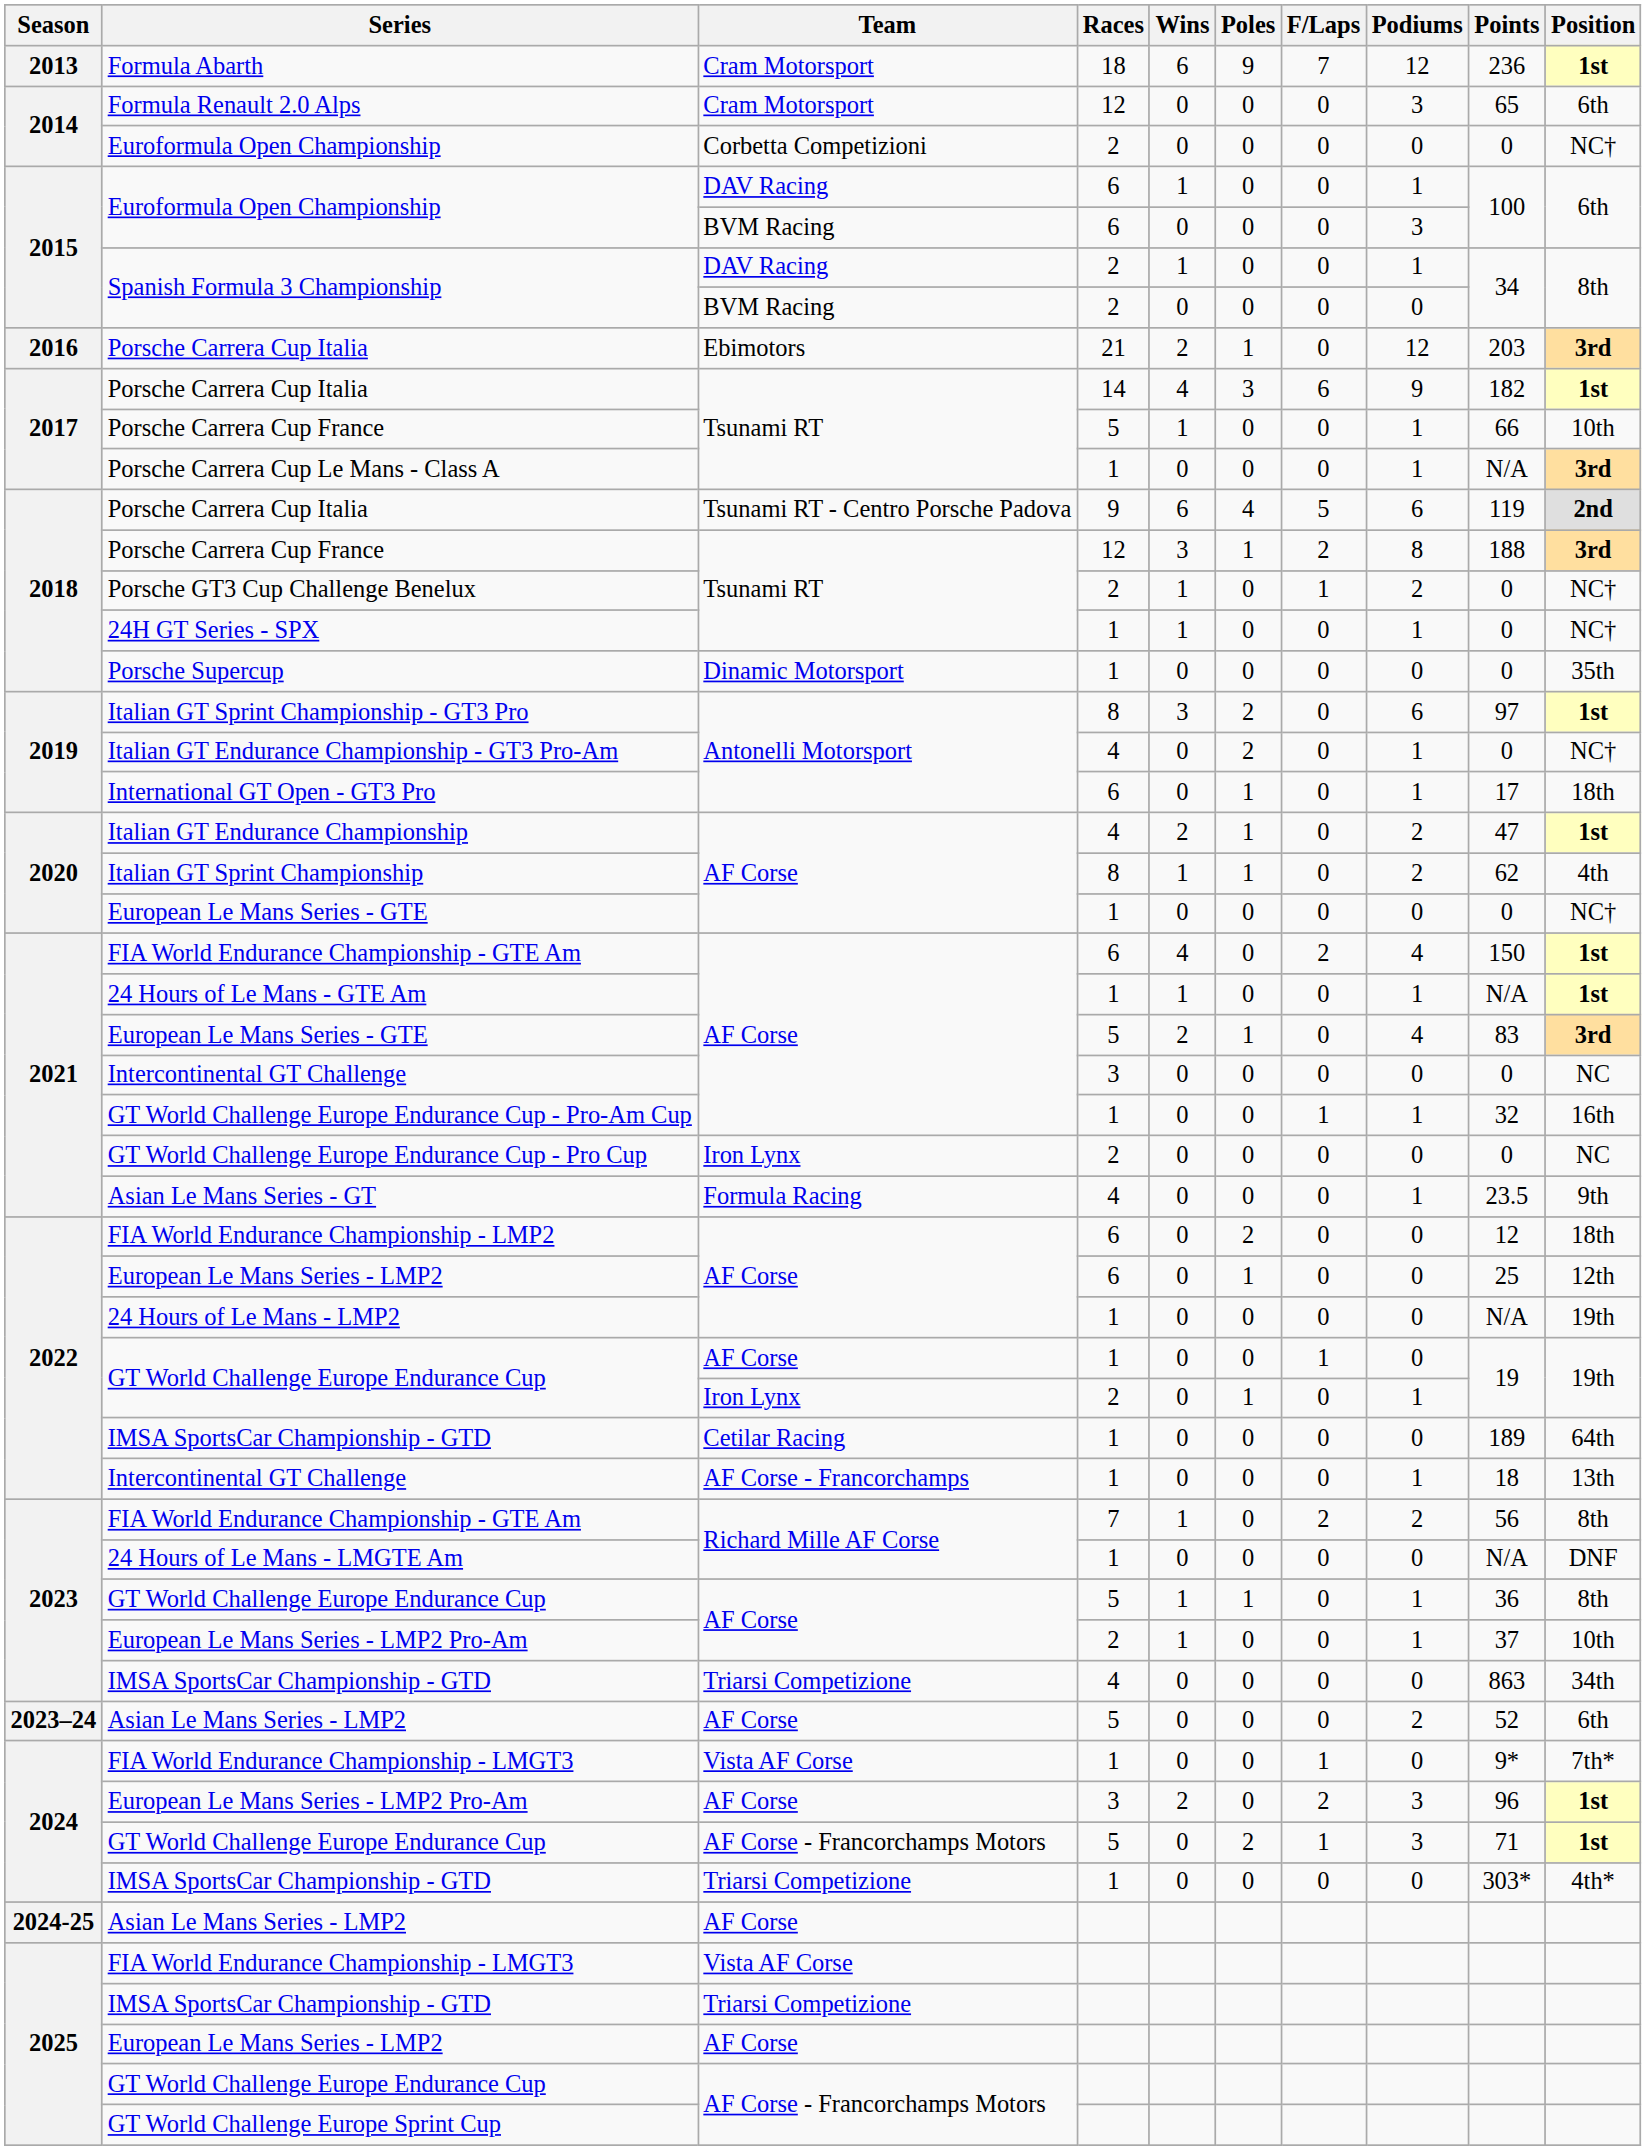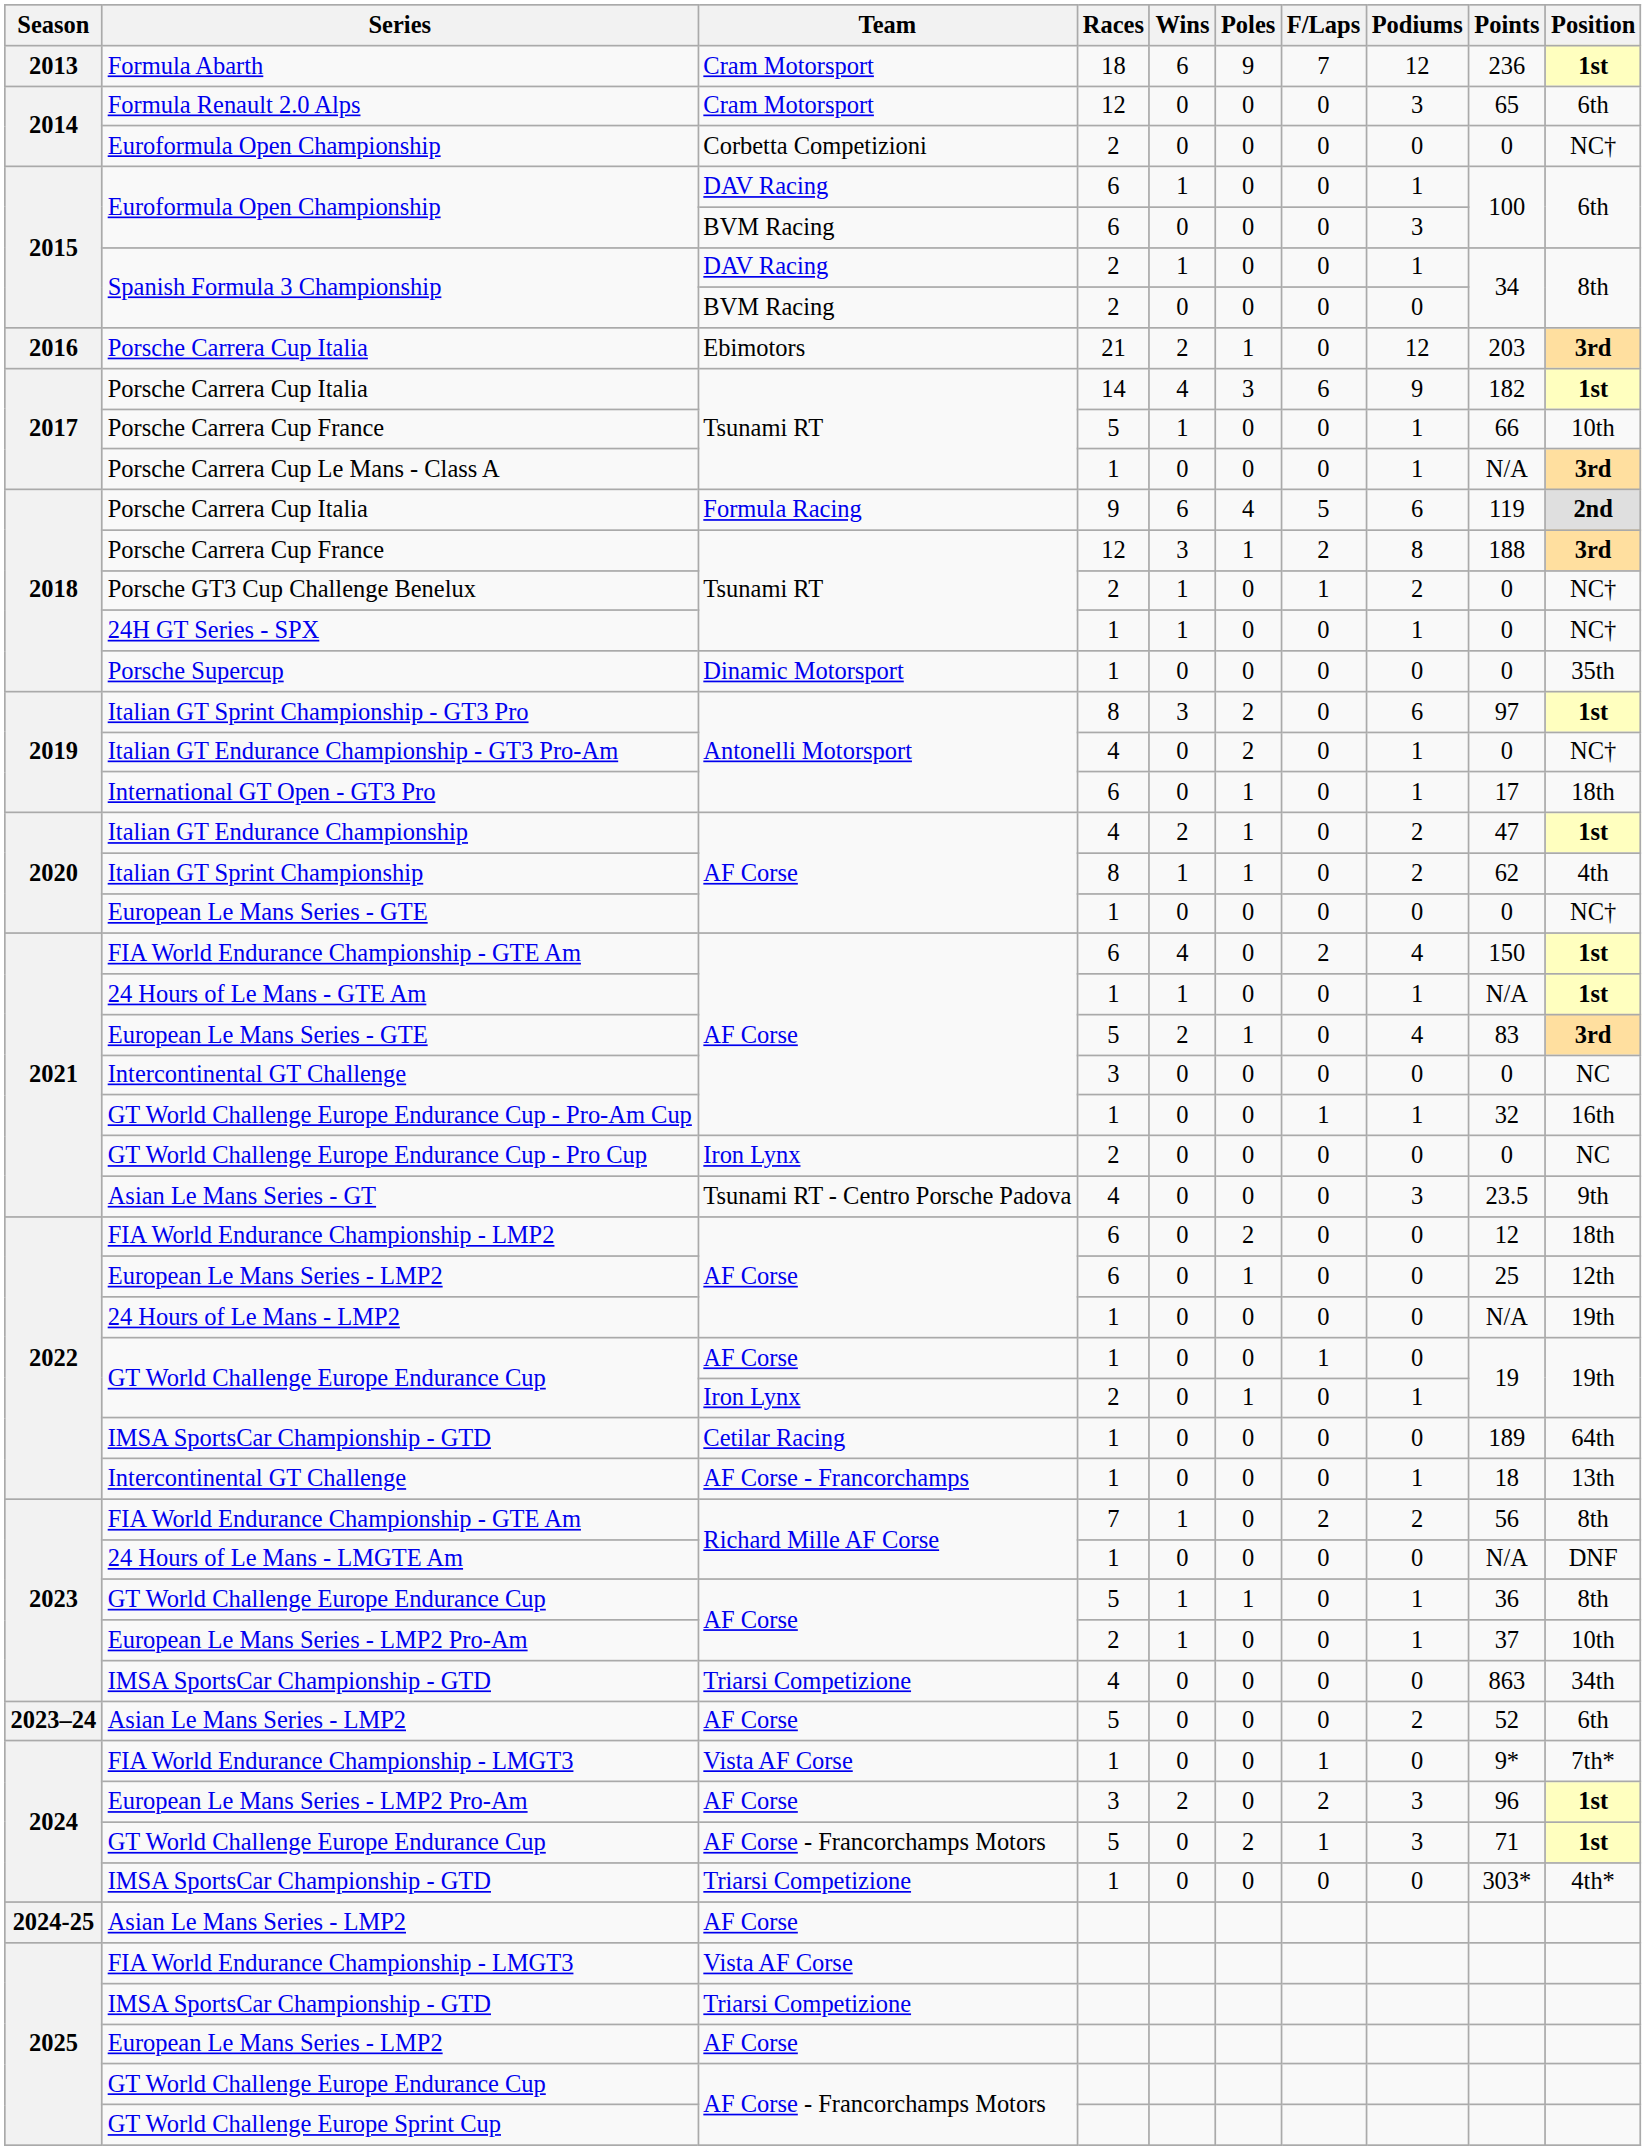(887, 509) Tsunami RT - Centro Porsche Padova -> (782, 509) Formula Racing
(782, 1195) Formula Racing -> (887, 1195) Tsunami RT - Centro Porsche Padova
(1417, 1195) 1 -> (1417, 1195) 3
